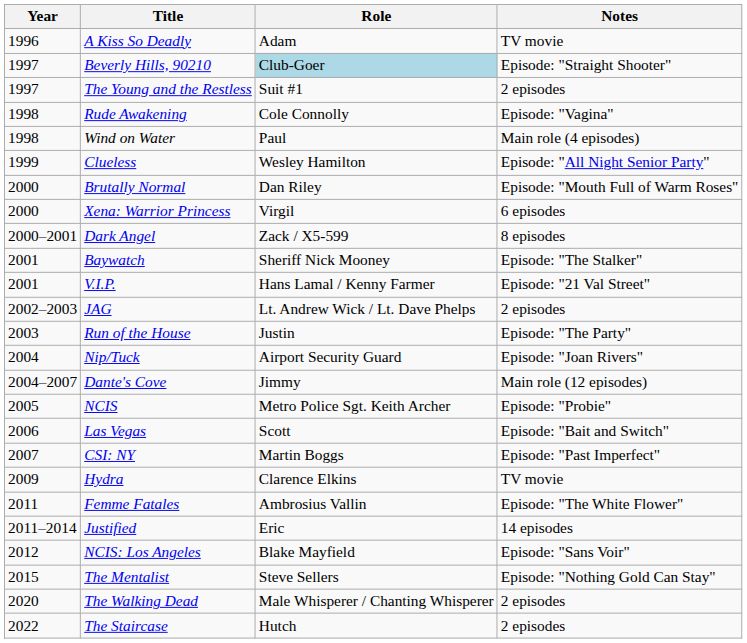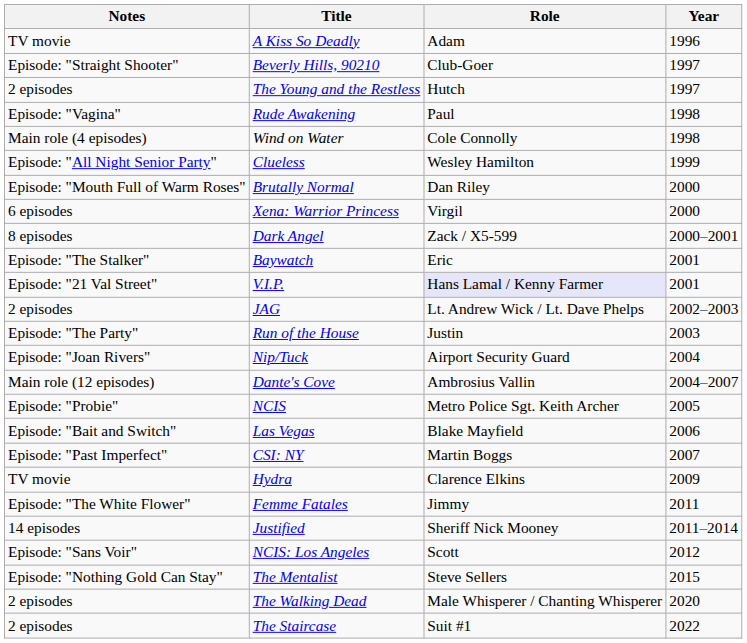columns swapped: (43, 16) <-> (620, 16)
(292, 65) lightblue background -> (460, 65) no background
(281, 89) Suit #1 -> (446, 89) Hutch
(304, 114) Cole Connolly -> (441, 114) Paul
(273, 138) Paul -> (472, 138) Cole Connolly
(324, 260) Sheriff Nick Mooney -> (440, 260) Eric
(347, 284) no background -> (515, 284) lavender background
(280, 382) Jimmy -> (481, 382) Ambrosius Vallin
(275, 430) Scott -> (475, 430) Blake Mayfield
(313, 503) Ambrosius Vallin -> (448, 503) Jimmy
(272, 528) Eric -> (493, 528) Sheriff Nick Mooney
(307, 552) Blake Mayfield -> (443, 552) Scott
(278, 625) Hutch -> (449, 625) Suit #1
